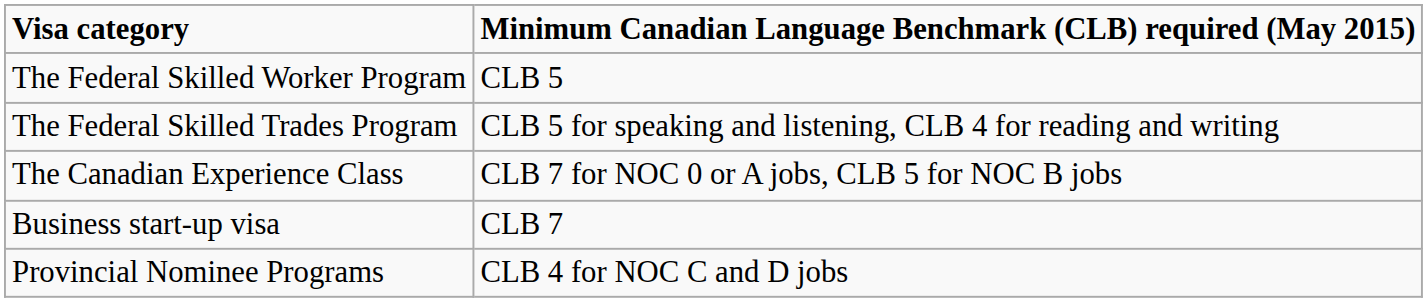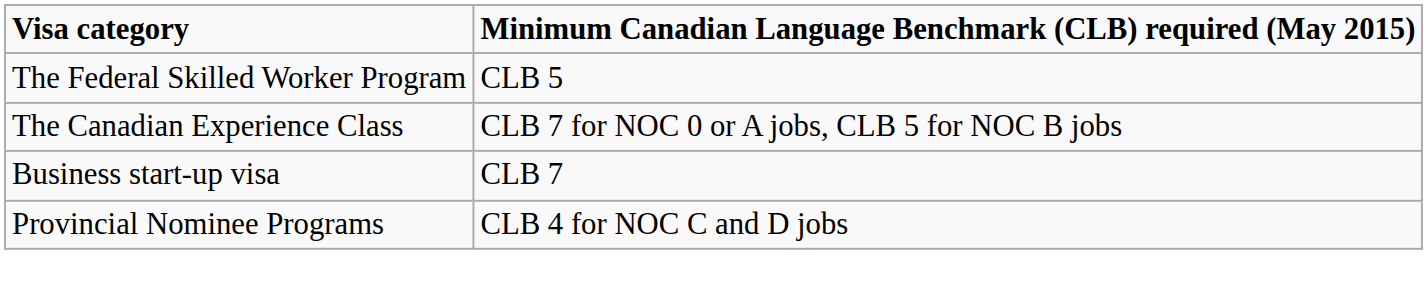- row: (235, 126)
